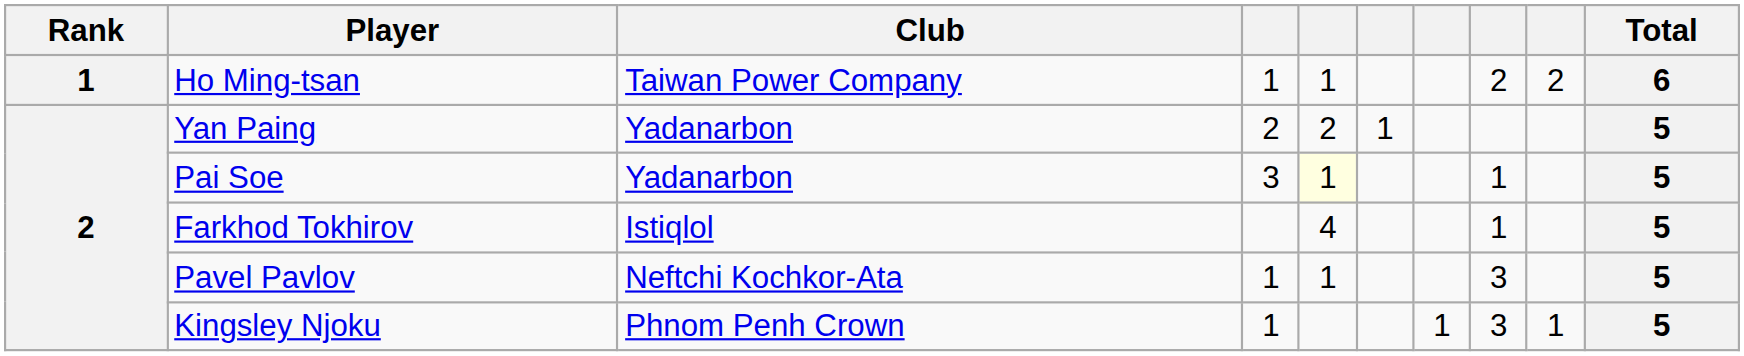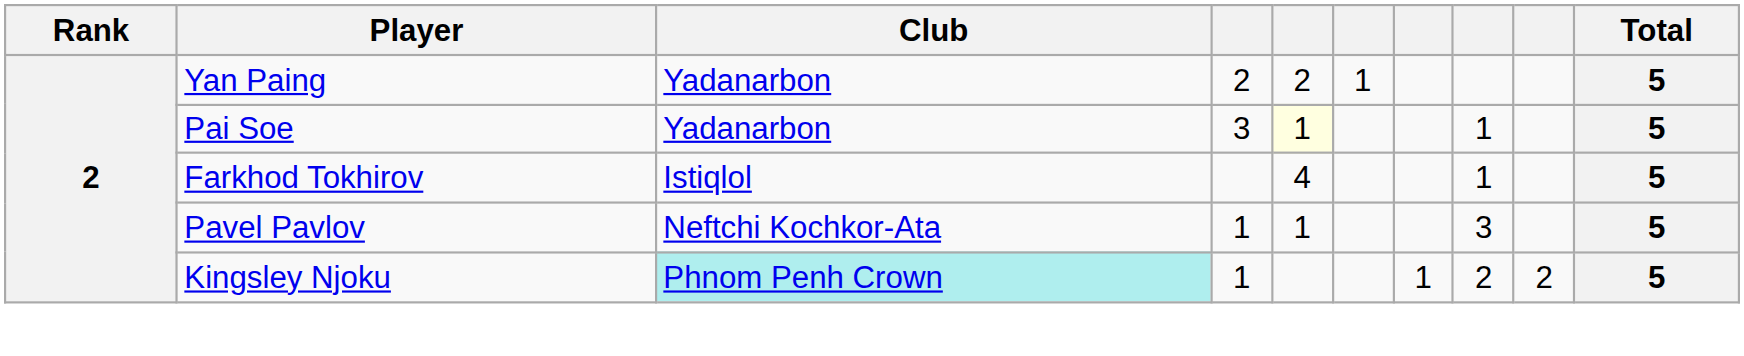- row: (267, 80)
(765, 326) no background -> (803, 277) paleturquoise background
(1499, 326) 3 -> (1484, 277) 2
(1556, 326) 1 -> (1544, 277) 2
